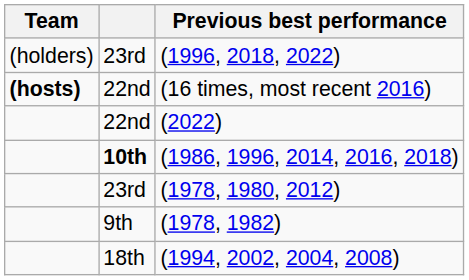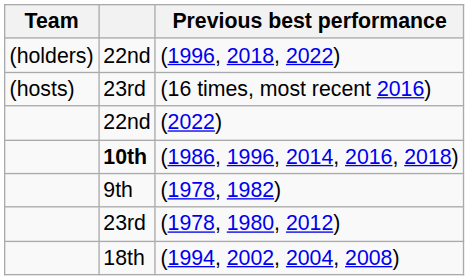(125, 55) 23rd -> (127, 55) 22nd
(45, 88) bold -> (42, 88) normal
(127, 88) 22nd -> (125, 88) 23rd
rows swapped: (221, 223) <-> (250, 190)
